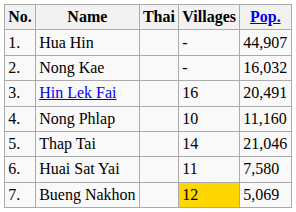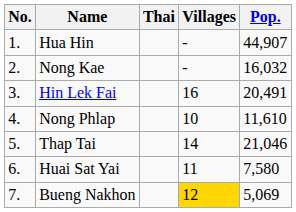(265, 118) 11,160 -> (265, 118) 11,610
